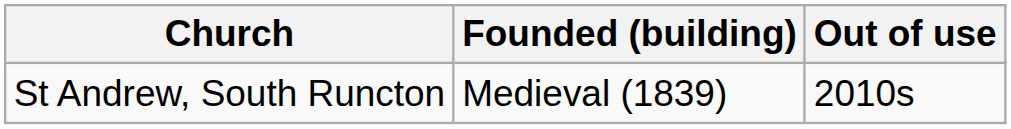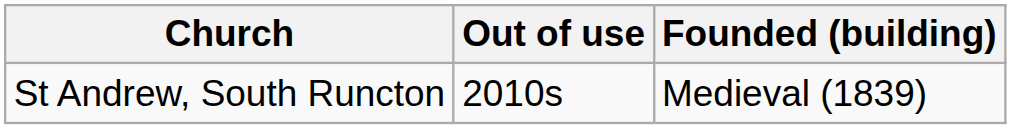columns swapped: (630, 33) <-> (905, 33)
